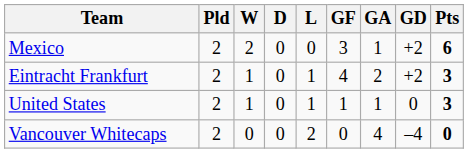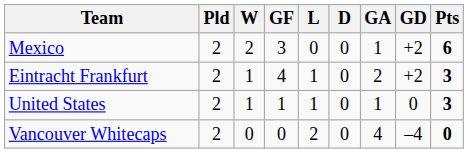columns swapped: (280, 18) <-> (343, 18)
